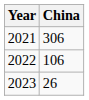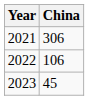(50, 83) 26 -> (50, 83) 45
